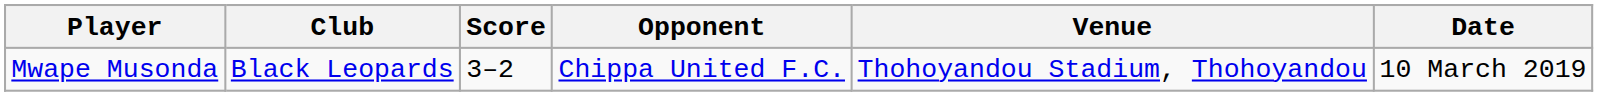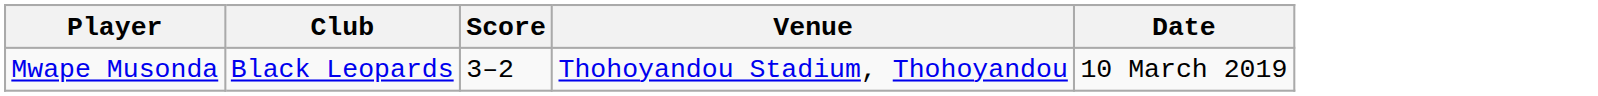- column: (702, 27)
